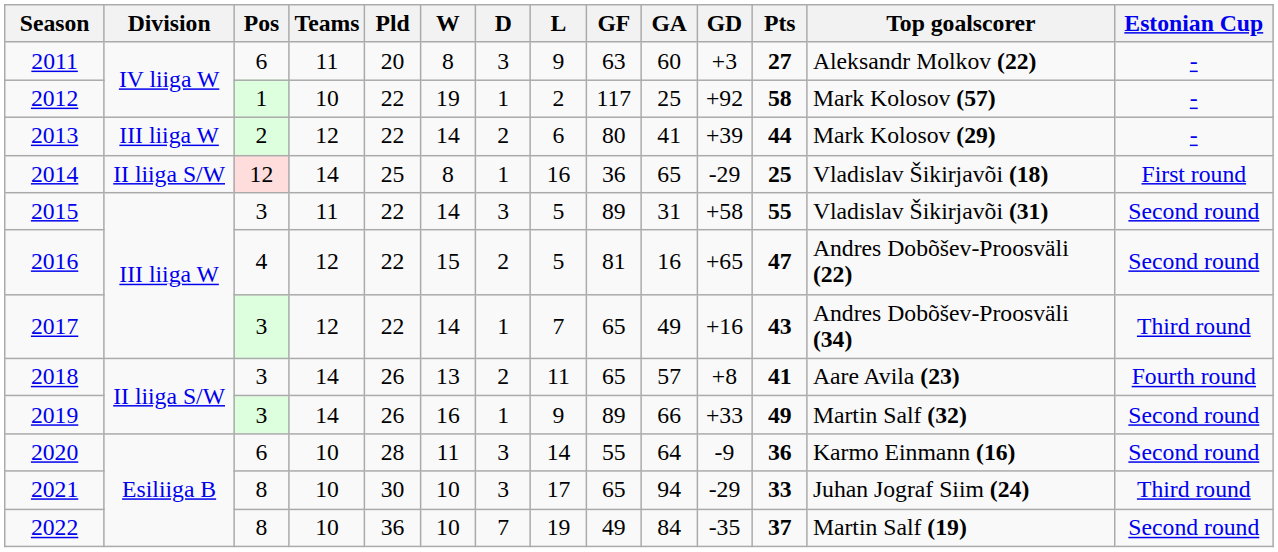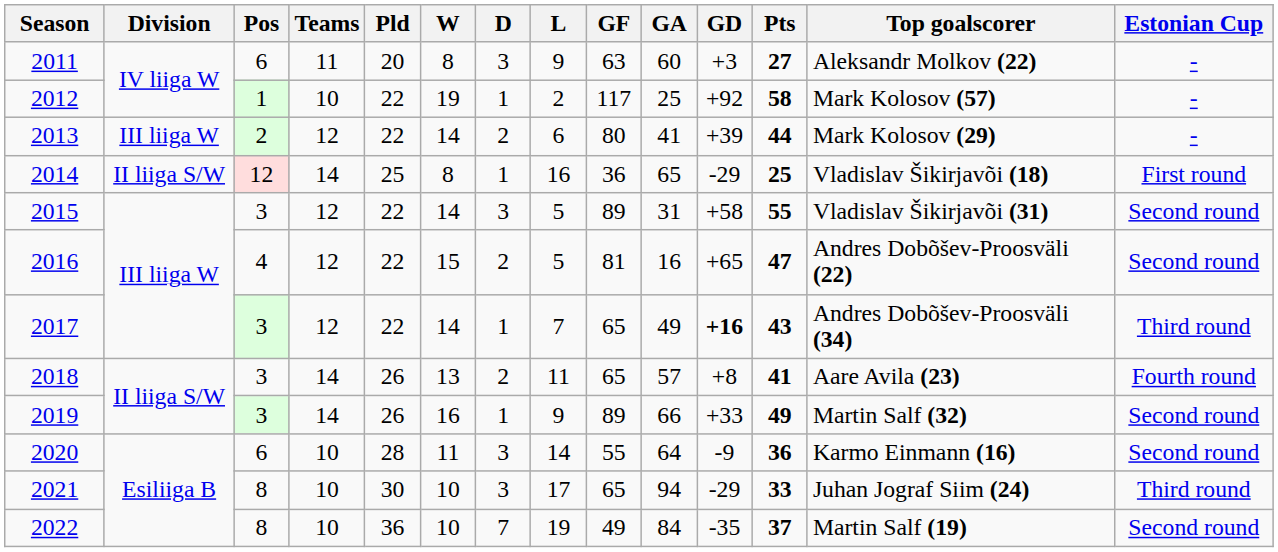(327, 211) 11 -> (327, 211) 12
(724, 326) normal -> (724, 326) bold
